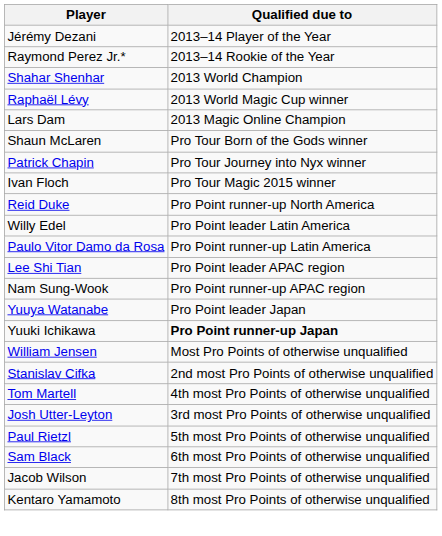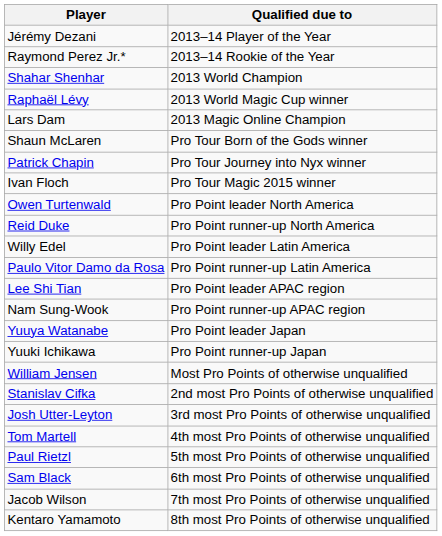+ row: (59, 204)
(254, 330) bold -> (248, 352) normal
rows swapped: (60, 415) <-> (42, 394)
